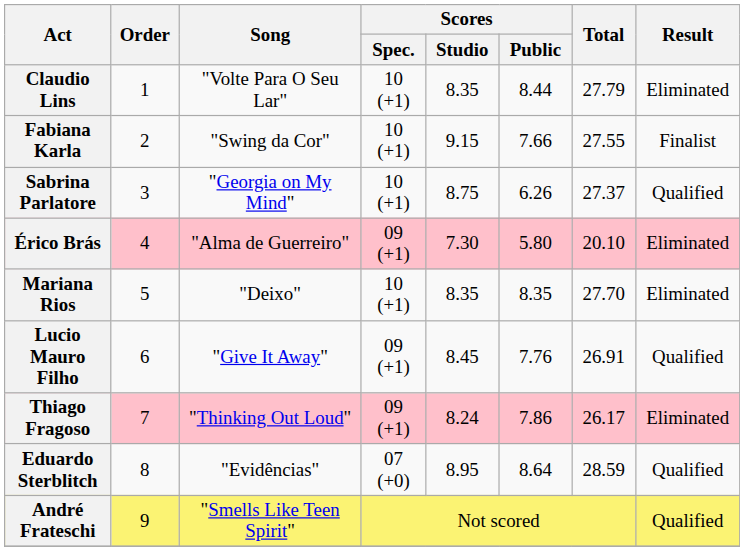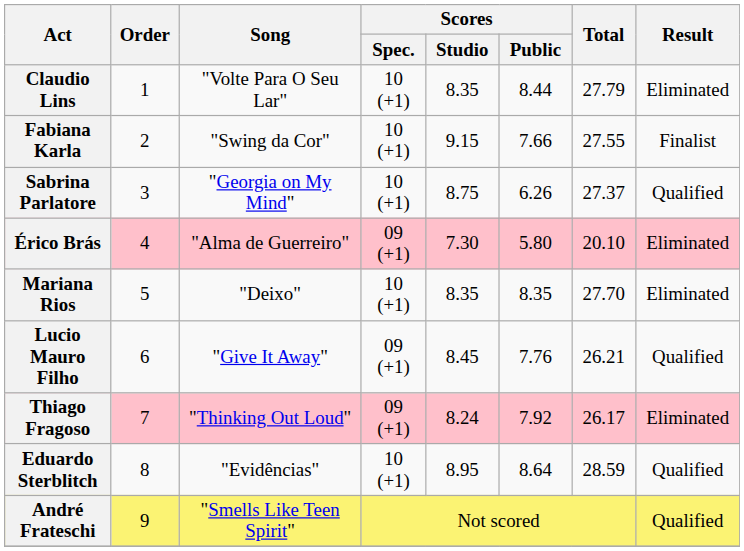(604, 356) 26.91 -> (604, 356) 26.21
(535, 418) 7.86 -> (535, 418) 7.92
(393, 469) 07 (+0) -> (393, 469) 10 (+1)
